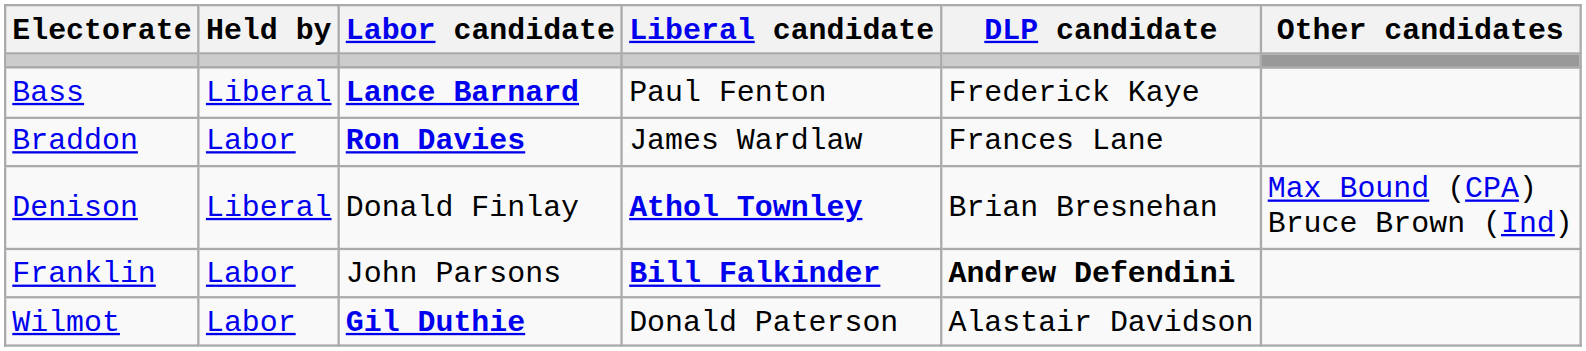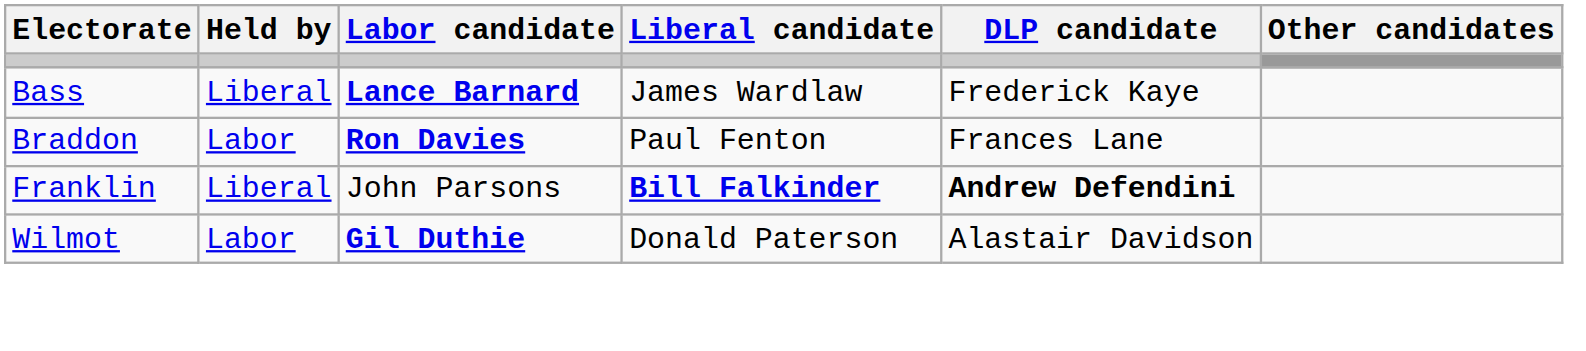(728, 92) Paul Fenton -> (746, 92) James Wardlaw
(746, 141) James Wardlaw -> (728, 141) Paul Fenton
- row: (75, 207)
(251, 273) Labor -> (269, 190) Liberal
